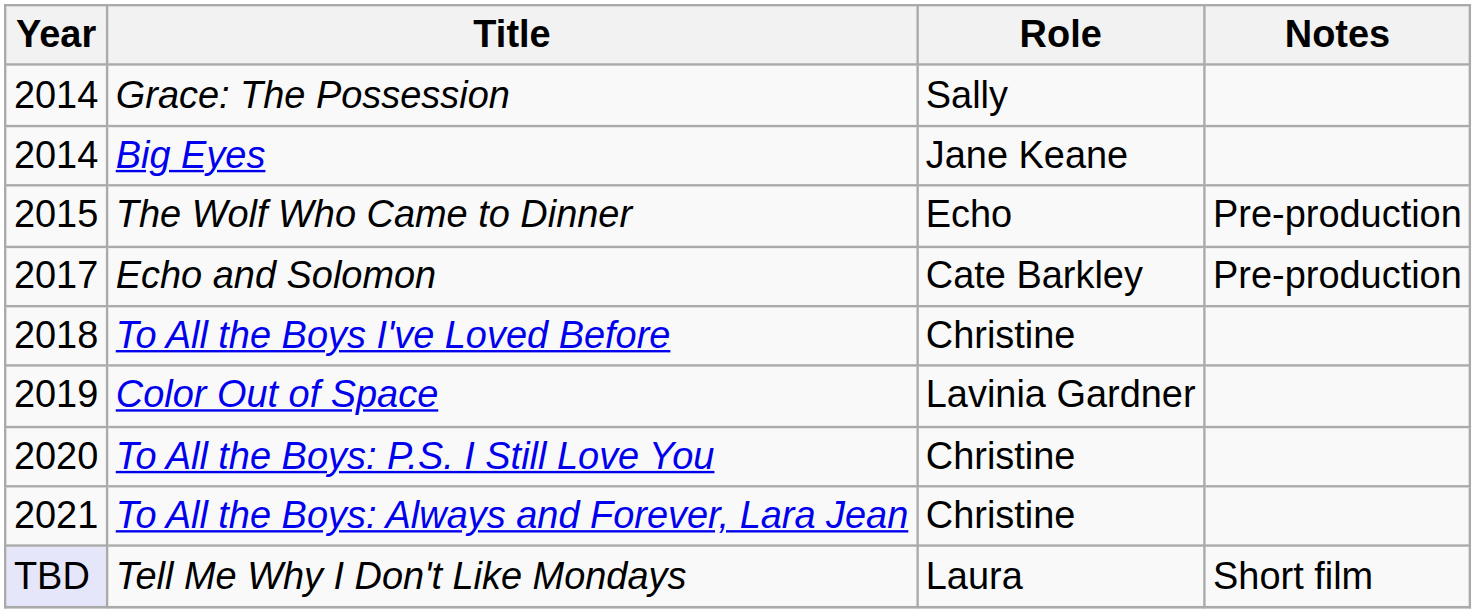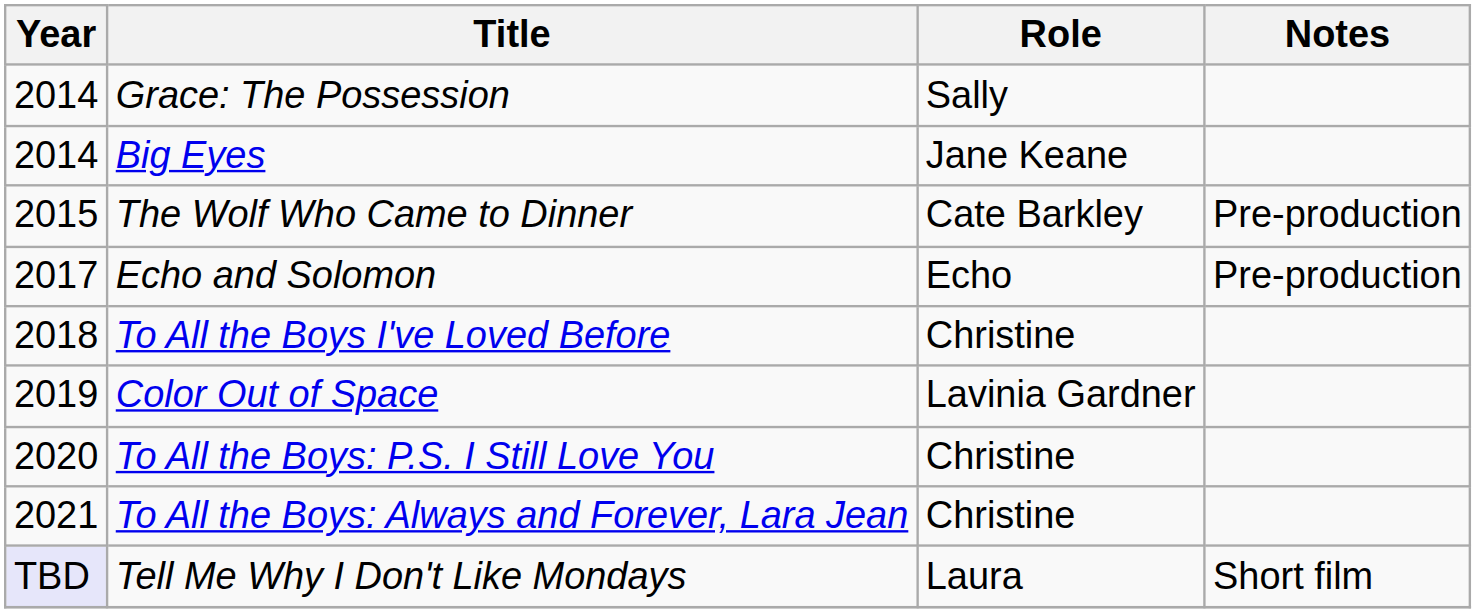(969, 214) Echo -> (1034, 214) Cate Barkley
(1034, 275) Cate Barkley -> (969, 275) Echo
